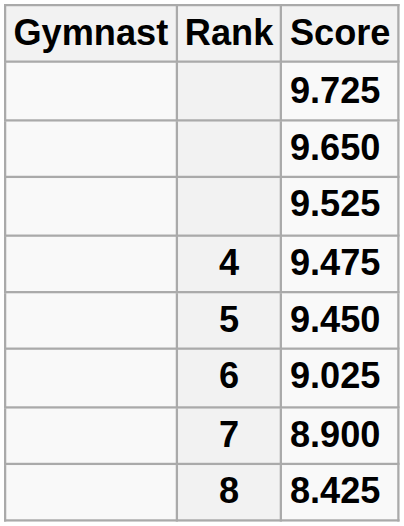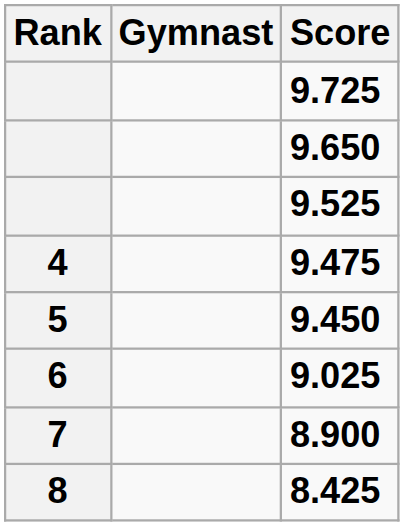columns swapped: (229, 33) <-> (91, 33)
